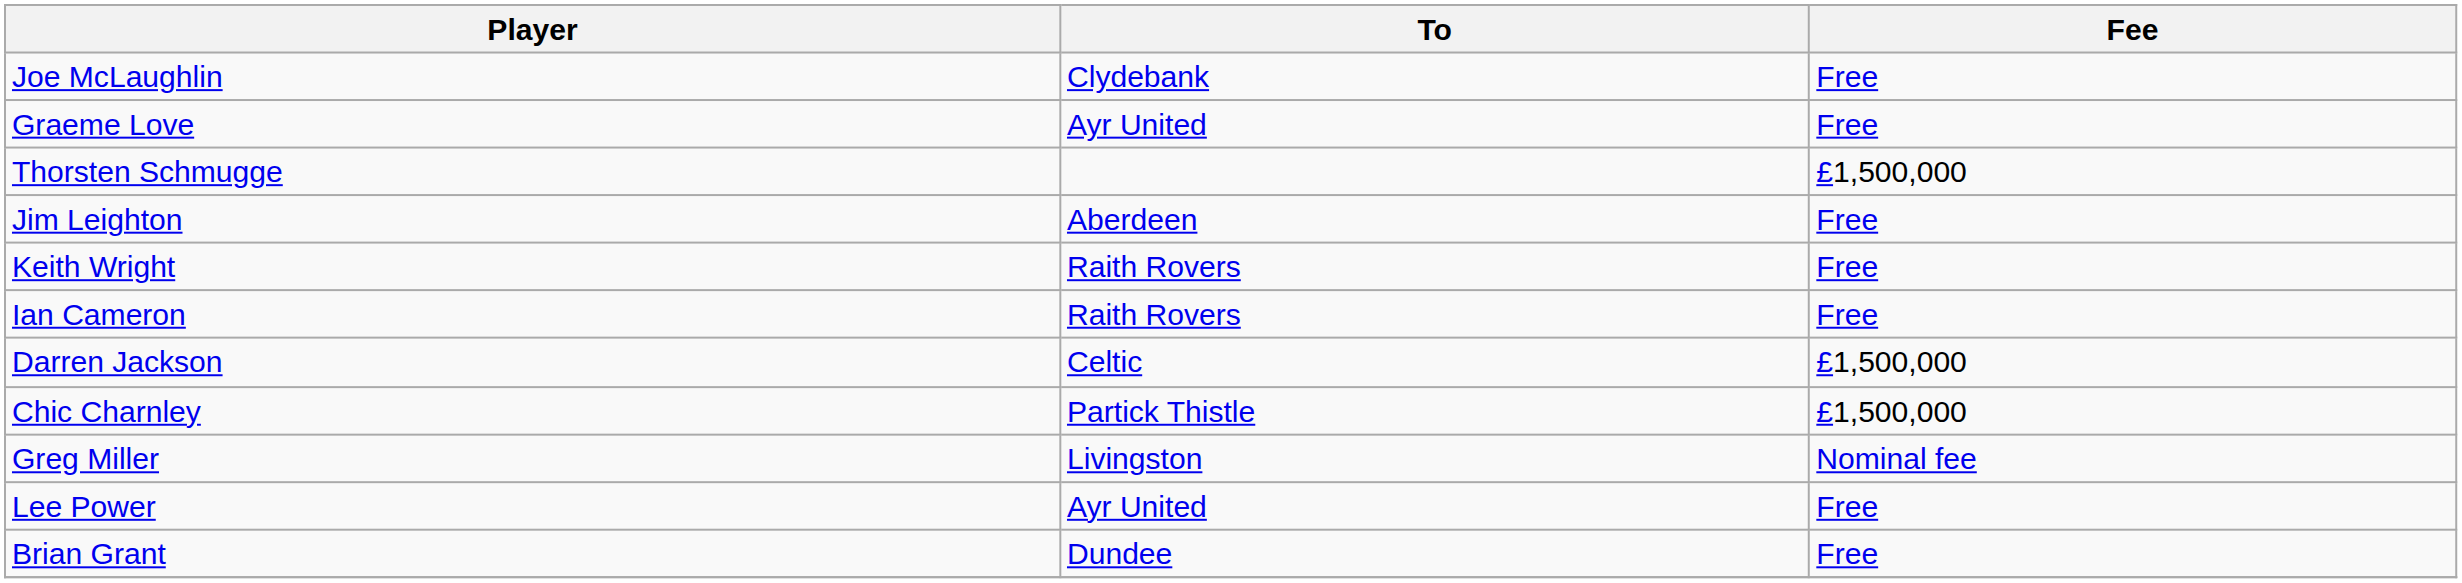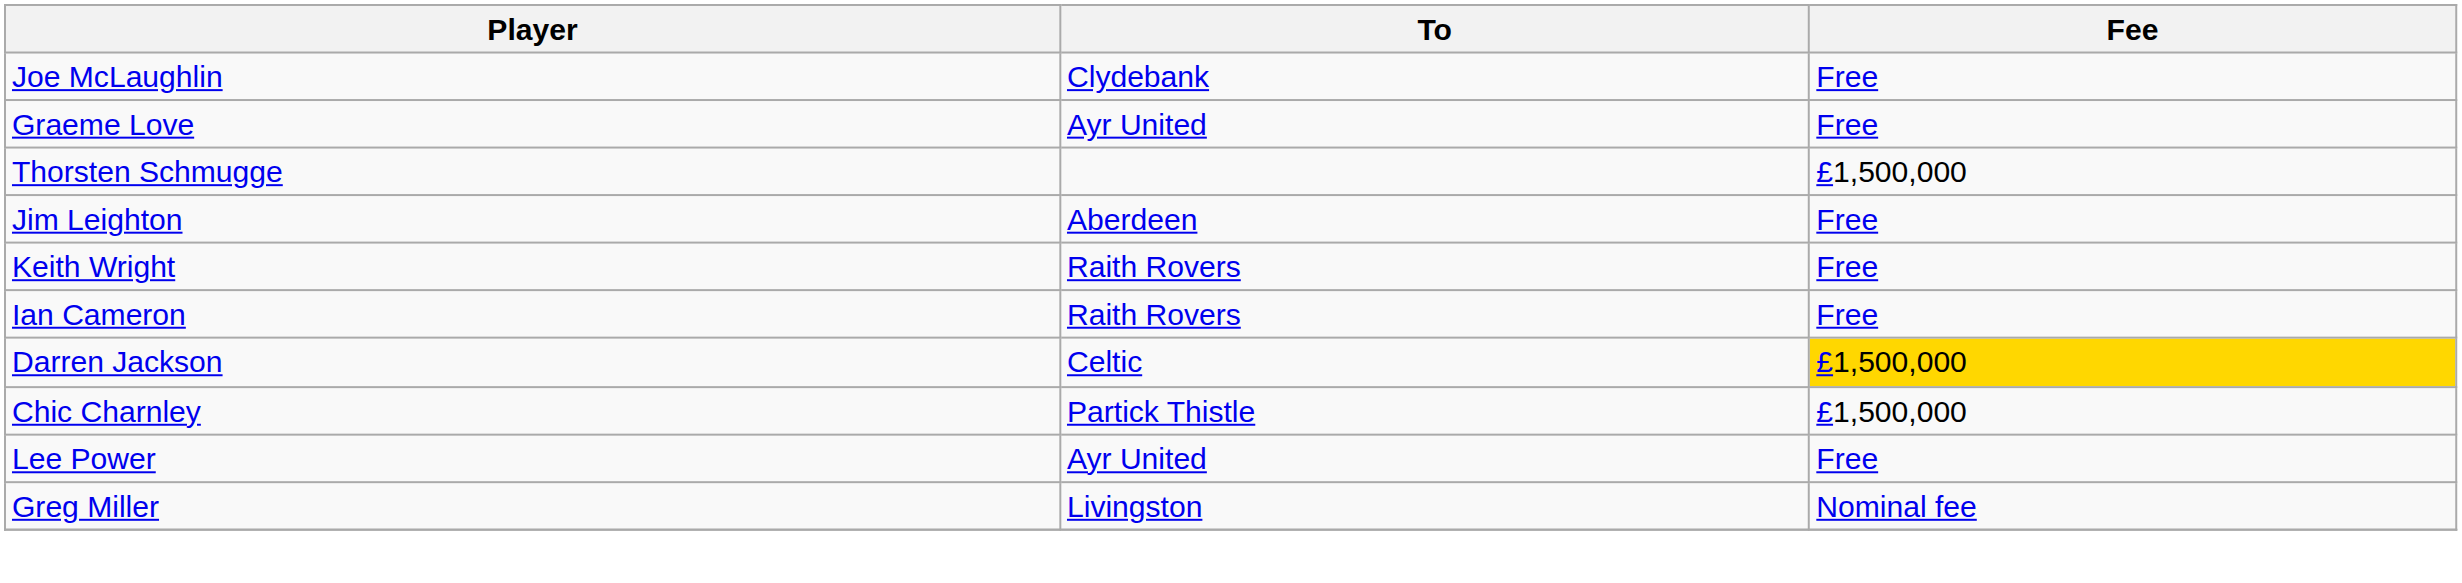(1892, 363) no background -> (1892, 363) gold background
rows swapped: (86, 458) <-> (84, 505)
- row: (89, 553)
